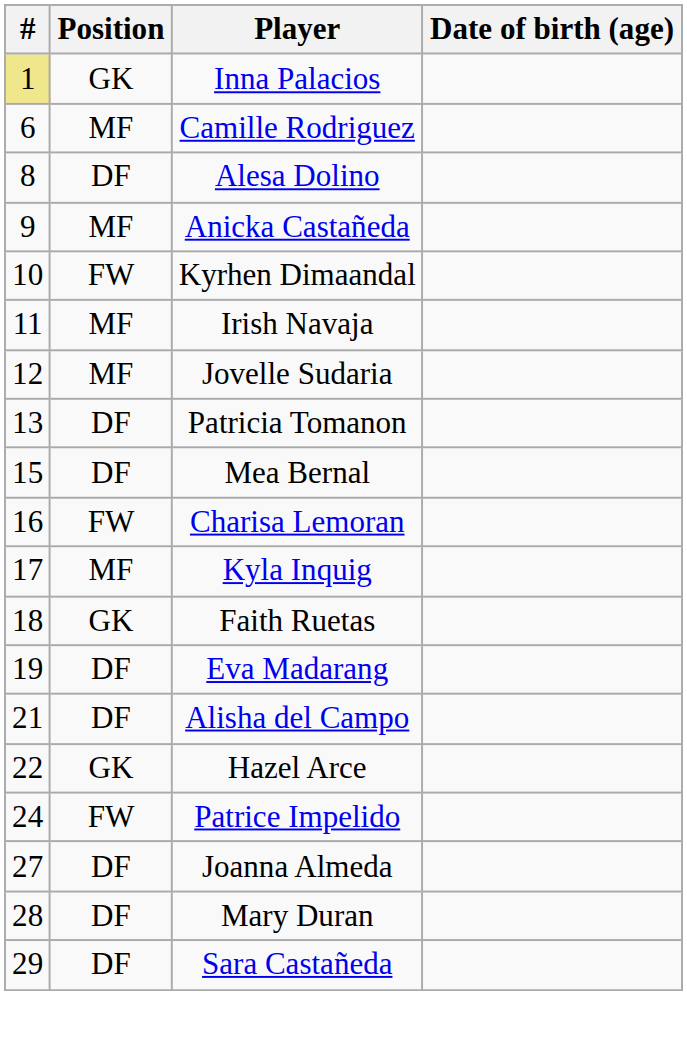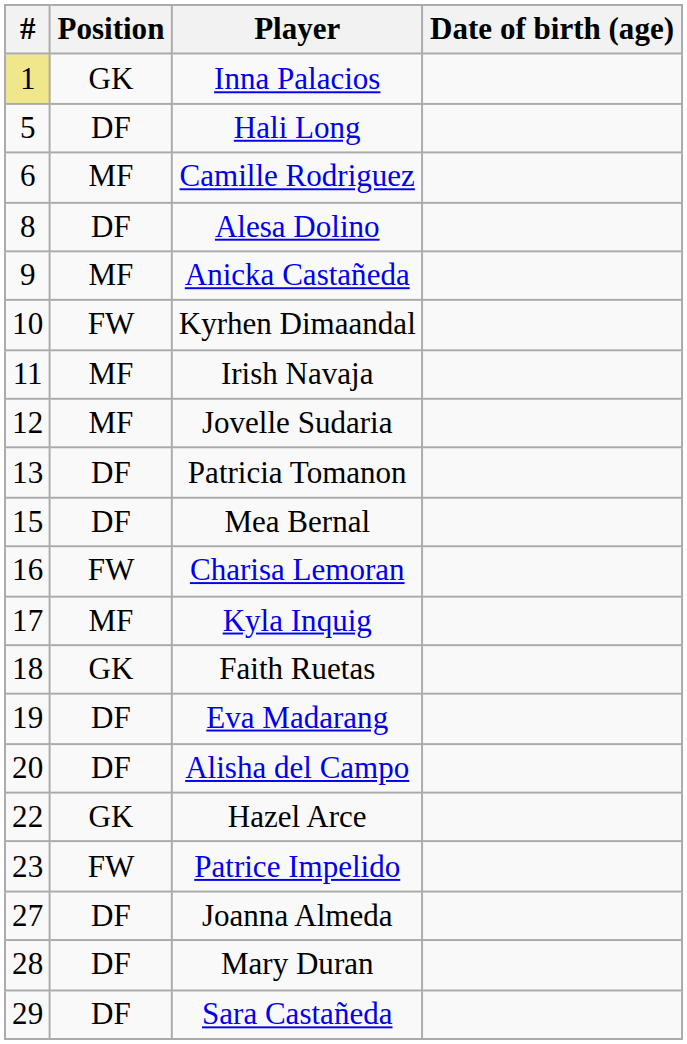+ row: (297, 127)
(28, 718) 21 -> (28, 767) 20
(28, 816) 24 -> (28, 865) 23
